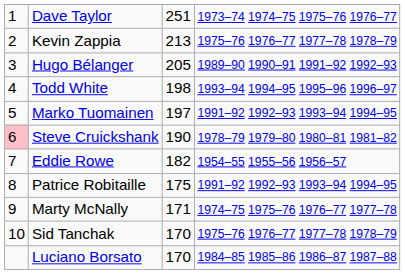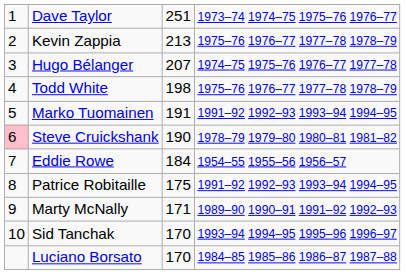(178, 64) 205 -> (178, 64) 207
(297, 65) 1989–90 1990–91 1991–92 1992–93 -> (297, 65) 1974–75 1975–76 1976–77 1977–78
(297, 89) 1993–94 1994–95 1995–96 1996–97 -> (297, 89) 1975–76 1976–77 1977–78 1978–79
(178, 112) 197 -> (178, 112) 191
(178, 161) 182 -> (178, 161) 184
(297, 209) 1974–75 1975–76 1976–77 1977–78 -> (297, 209) 1989–90 1990–91 1991–92 1992–93
(297, 233) 1975–76 1976–77 1977–78 1978–79 -> (297, 233) 1993–94 1994–95 1995–96 1996–97
